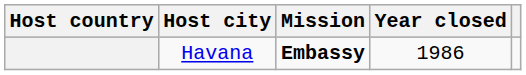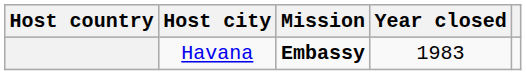(441, 54) 1986 -> (441, 54) 1983
